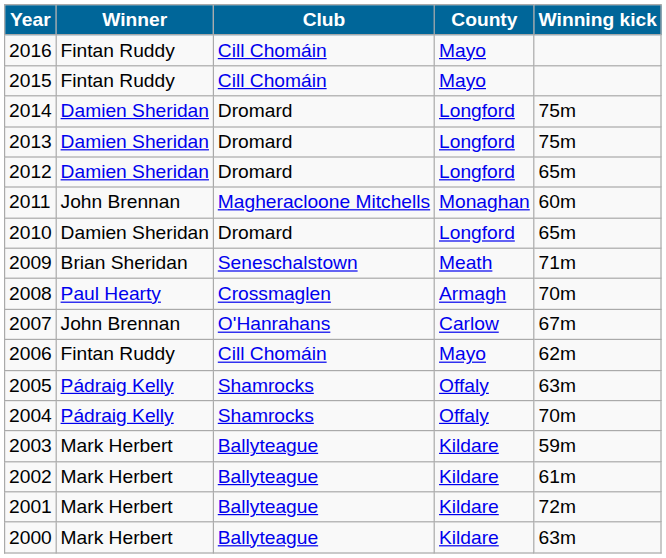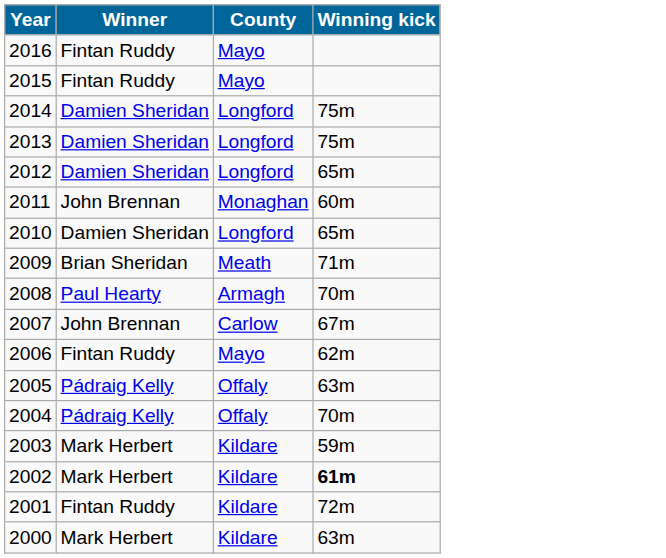- column: (324, 19)
(557, 476) normal -> (337, 476) bold
(117, 506) Mark Herbert -> (118, 506) Fintan Ruddy
